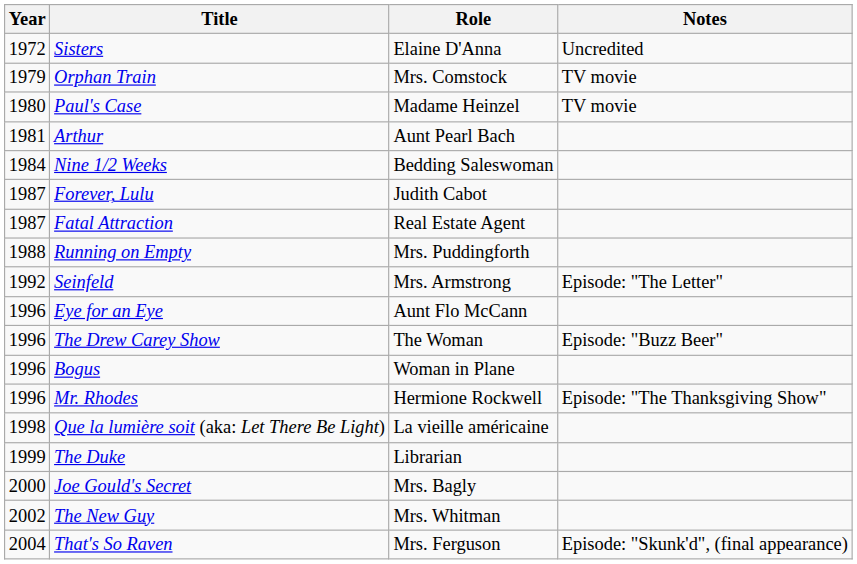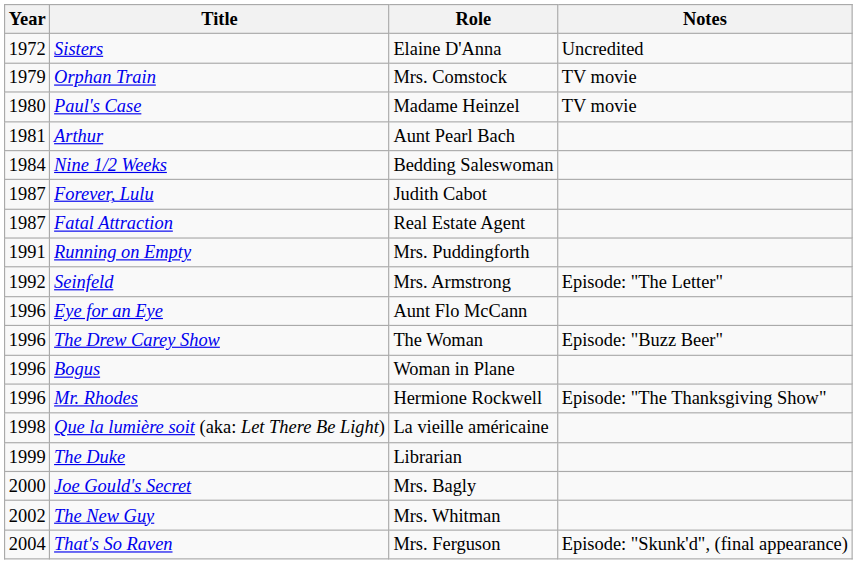(27, 252) 1988 -> (27, 252) 1991
